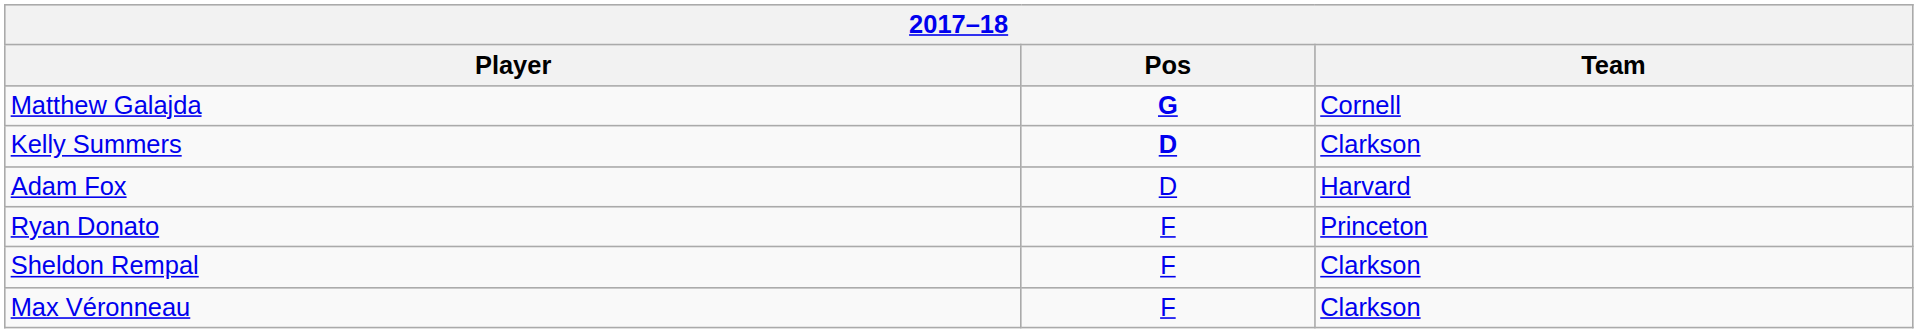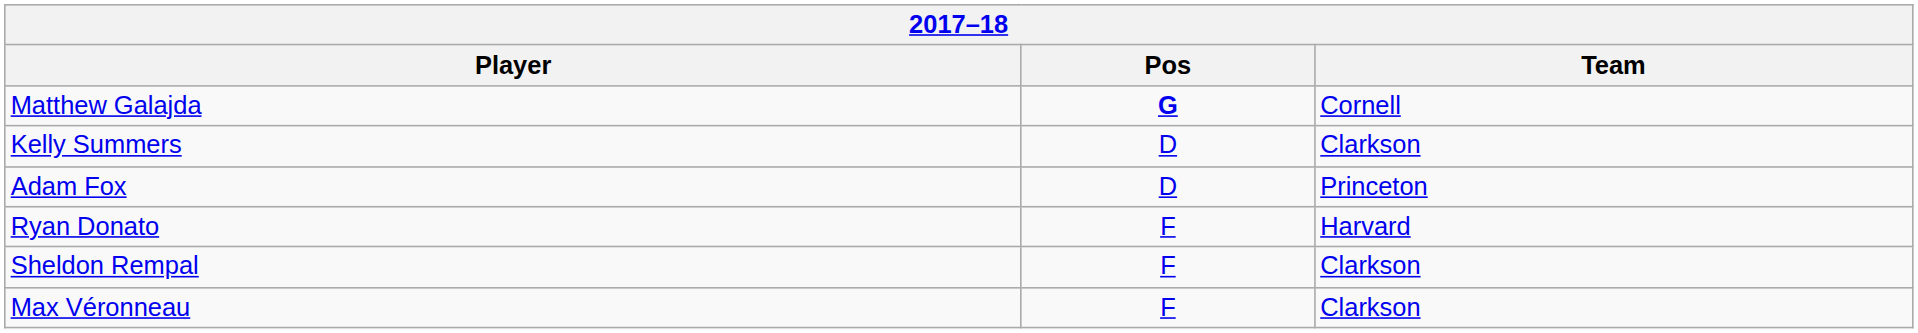(1168, 145) bold -> (1168, 145) normal
(1365, 186) Harvard -> (1374, 186) Princeton
(1374, 226) Princeton -> (1365, 226) Harvard
